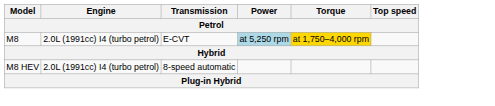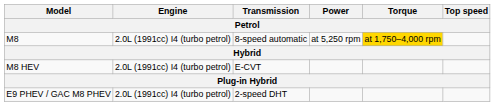(176, 39) E-CVT -> (271, 39) 8-speed automatic
(264, 39) lightblue background -> (336, 39) no background
(199, 67) 8-speed automatic -> (248, 67) E-CVT
+ row: (59, 95)
